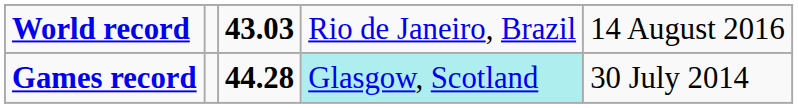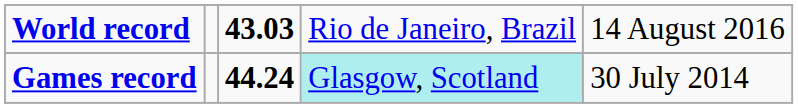(259, 77) 44.28 -> (259, 77) 44.24
